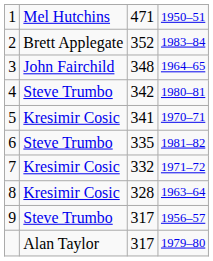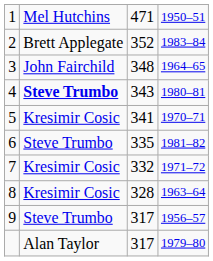(68, 92) normal -> (71, 92) bold
(142, 92) 342 -> (142, 92) 343
